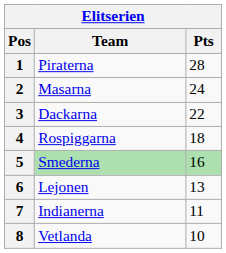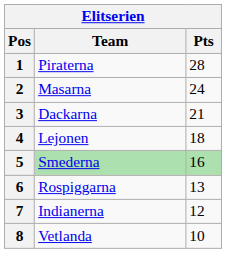(197, 114) 22 -> (197, 114) 21
(77, 138) Rospiggarna -> (63, 138) Lejonen
(63, 187) Lejonen -> (77, 187) Rospiggarna
(197, 211) 11 -> (197, 211) 12
